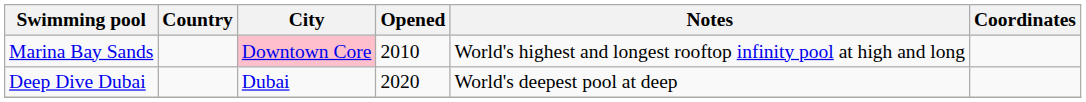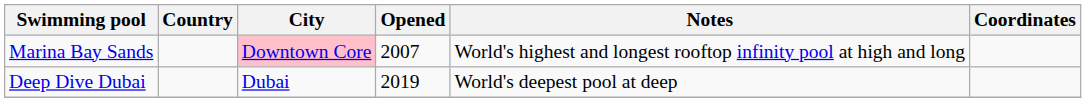(400, 50) 2010 -> (400, 50) 2007
(400, 81) 2020 -> (400, 81) 2019
